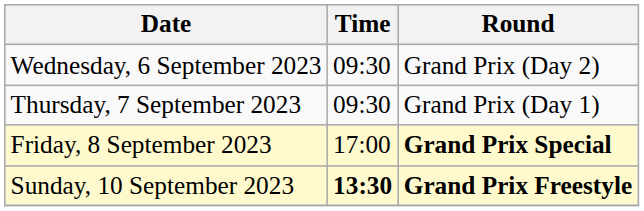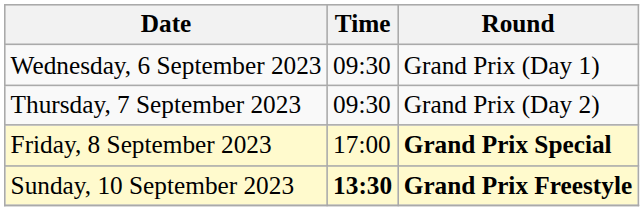(502, 64) Grand Prix (Day 2) -> (502, 64) Grand Prix (Day 1)
(502, 104) Grand Prix (Day 1) -> (502, 104) Grand Prix (Day 2)
